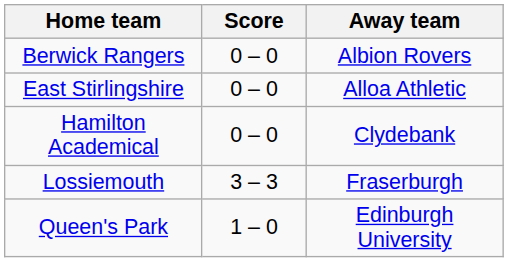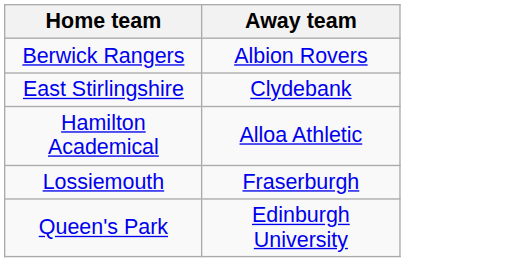- column: (254, 21)
(405, 89) Alloa Athletic -> (301, 89) Clydebank
(405, 135) Clydebank -> (301, 135) Alloa Athletic
